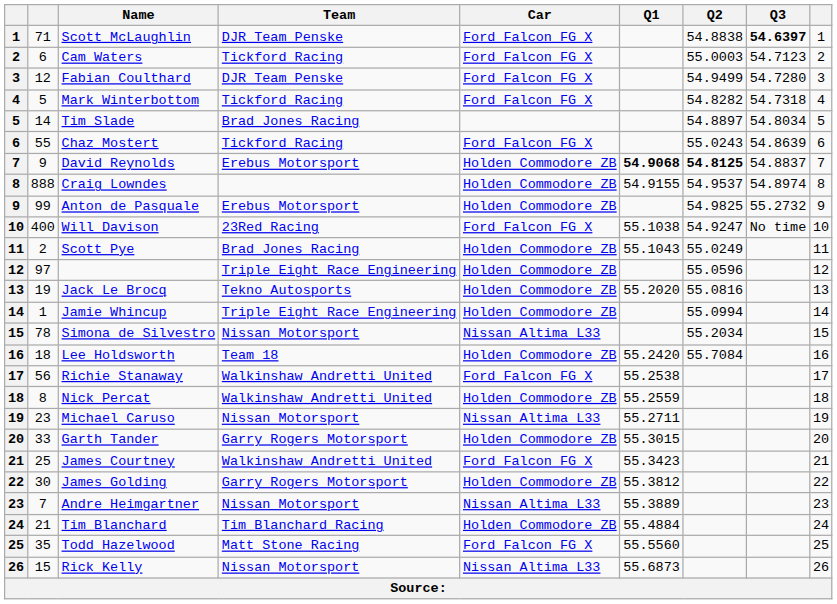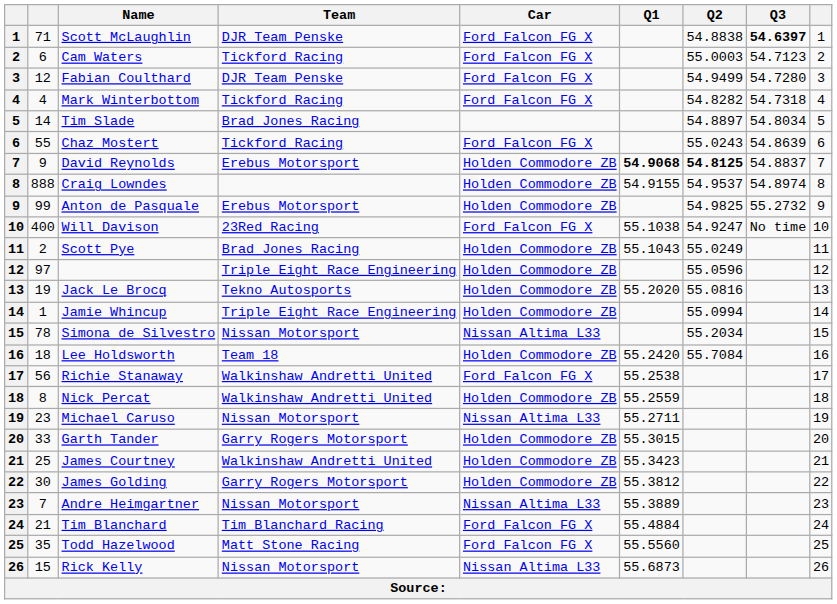(43, 100) 5 -> (43, 100) 4
(528, 461) Ford Falcon FG X -> (540, 461) Holden Commodore ZB
(540, 525) Holden Commodore ZB -> (528, 525) Ford Falcon FG X
